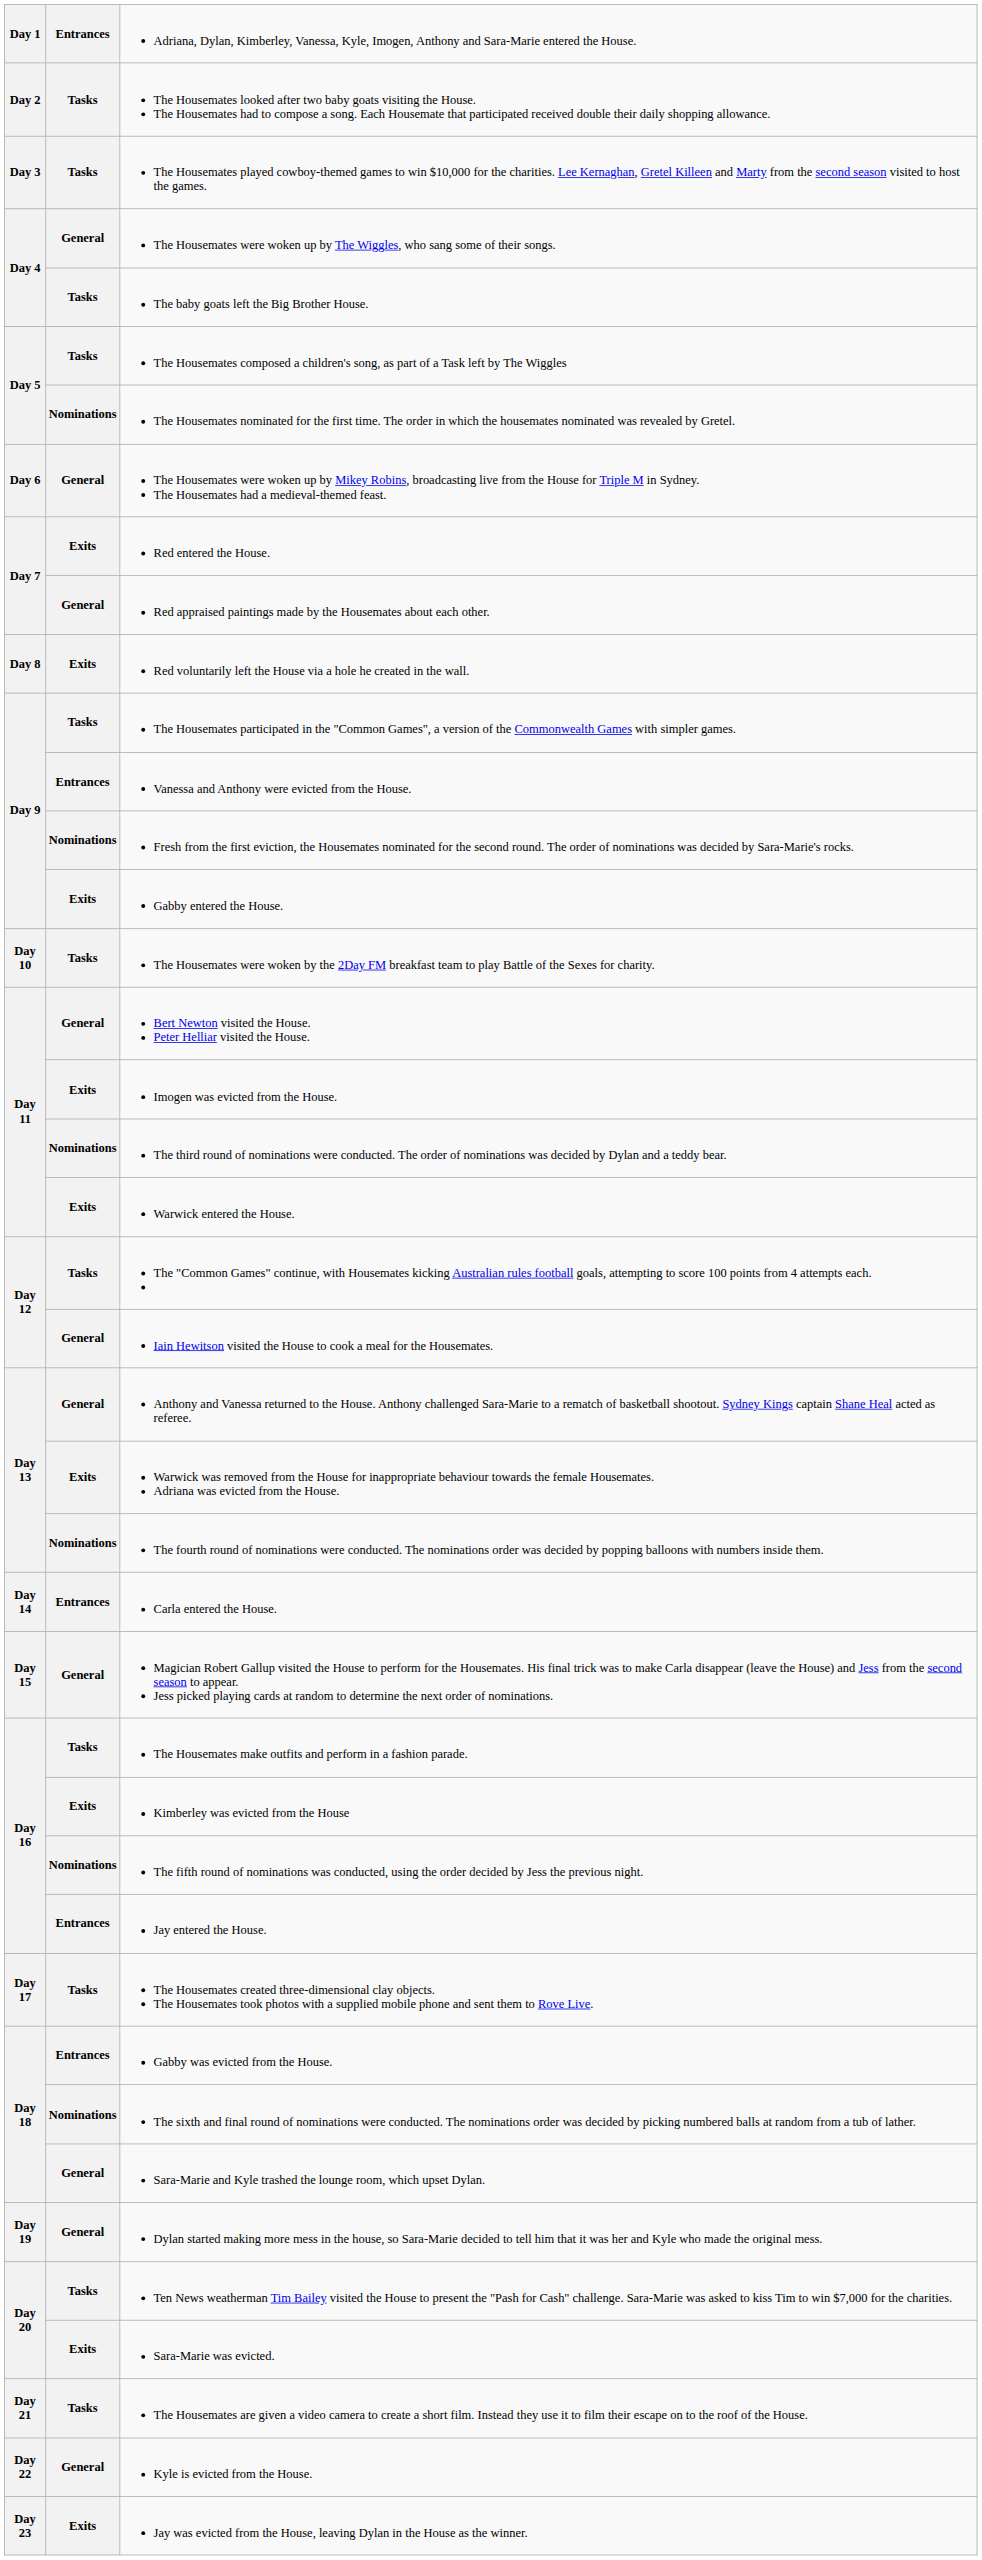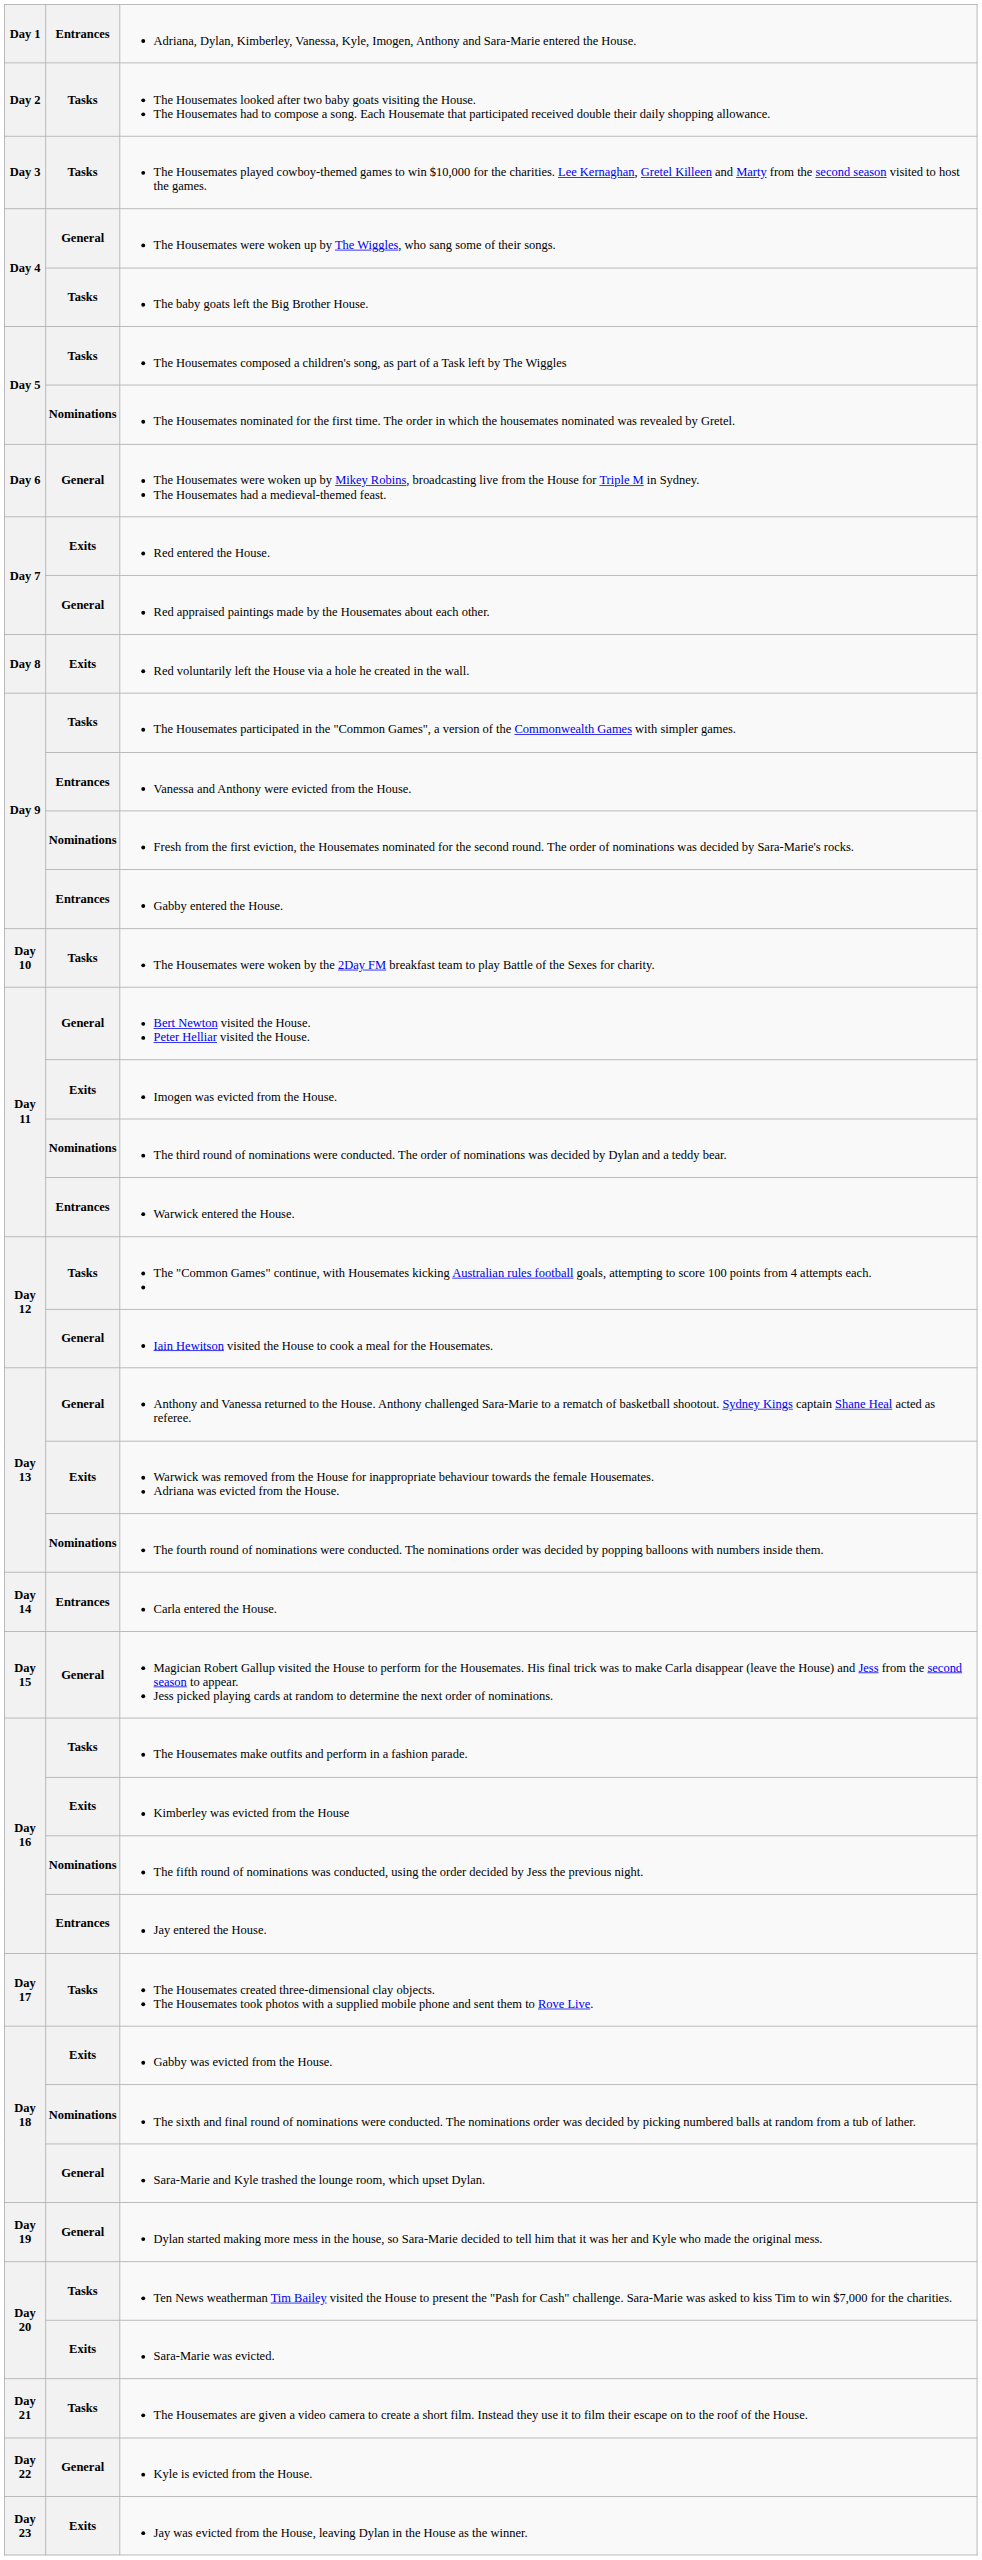(83, 899) Exits -> (83, 899) Entrances
(83, 1207) Exits -> (83, 1207) Entrances
(83, 2055) Entrances -> (83, 2055) Exits
